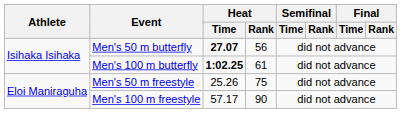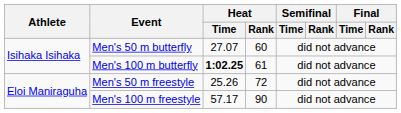(224, 48) bold -> (224, 48) normal
(261, 48) 56 -> (261, 48) 60
(261, 83) 75 -> (261, 83) 72
